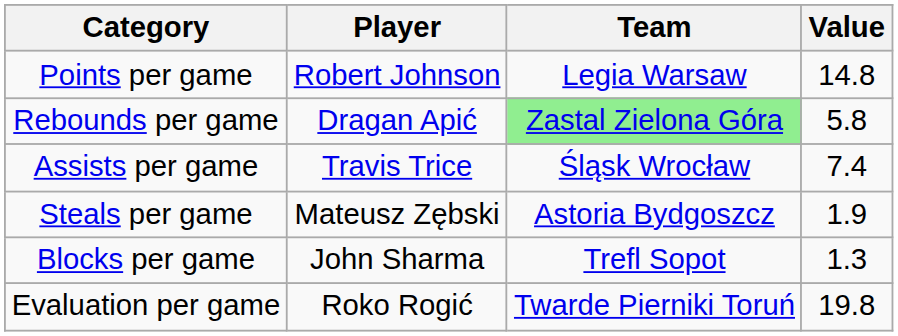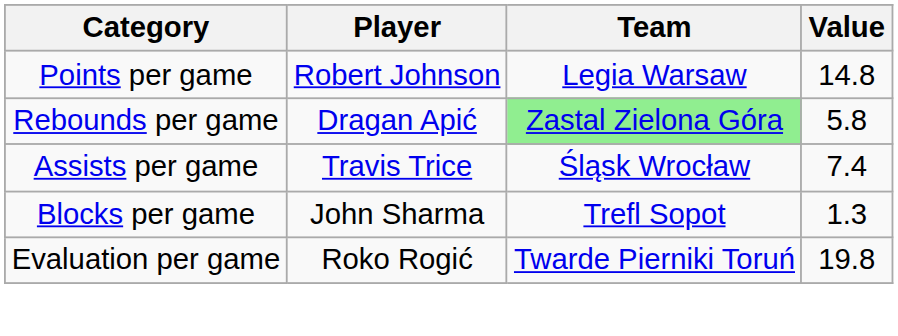- row: (146, 213)
